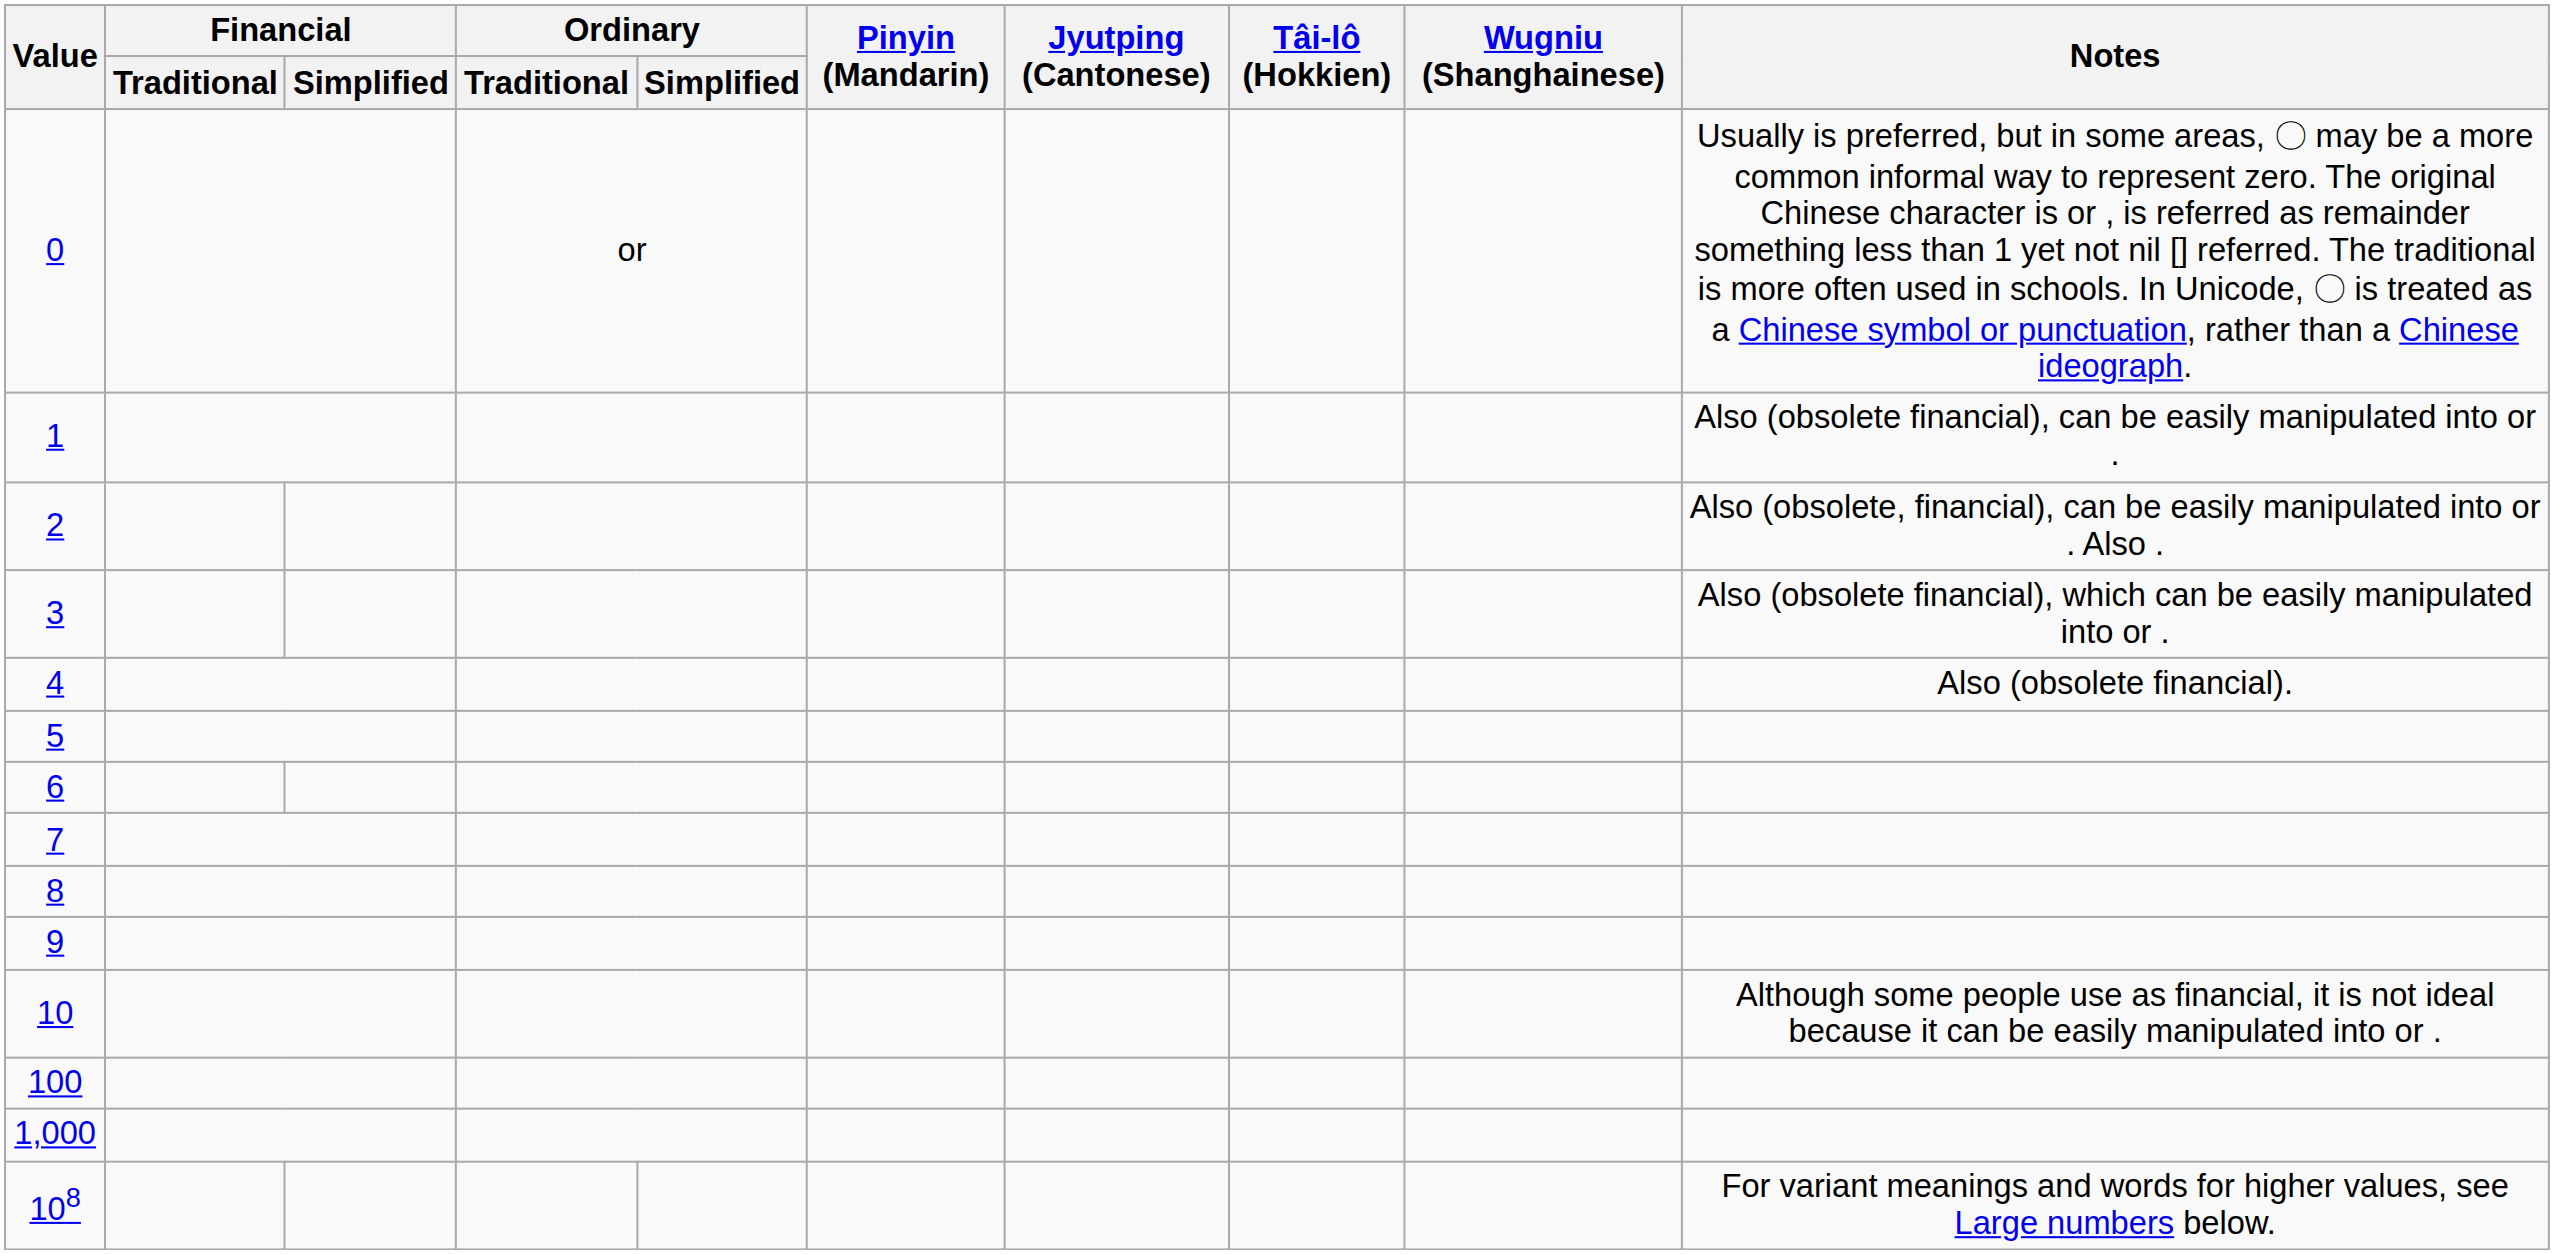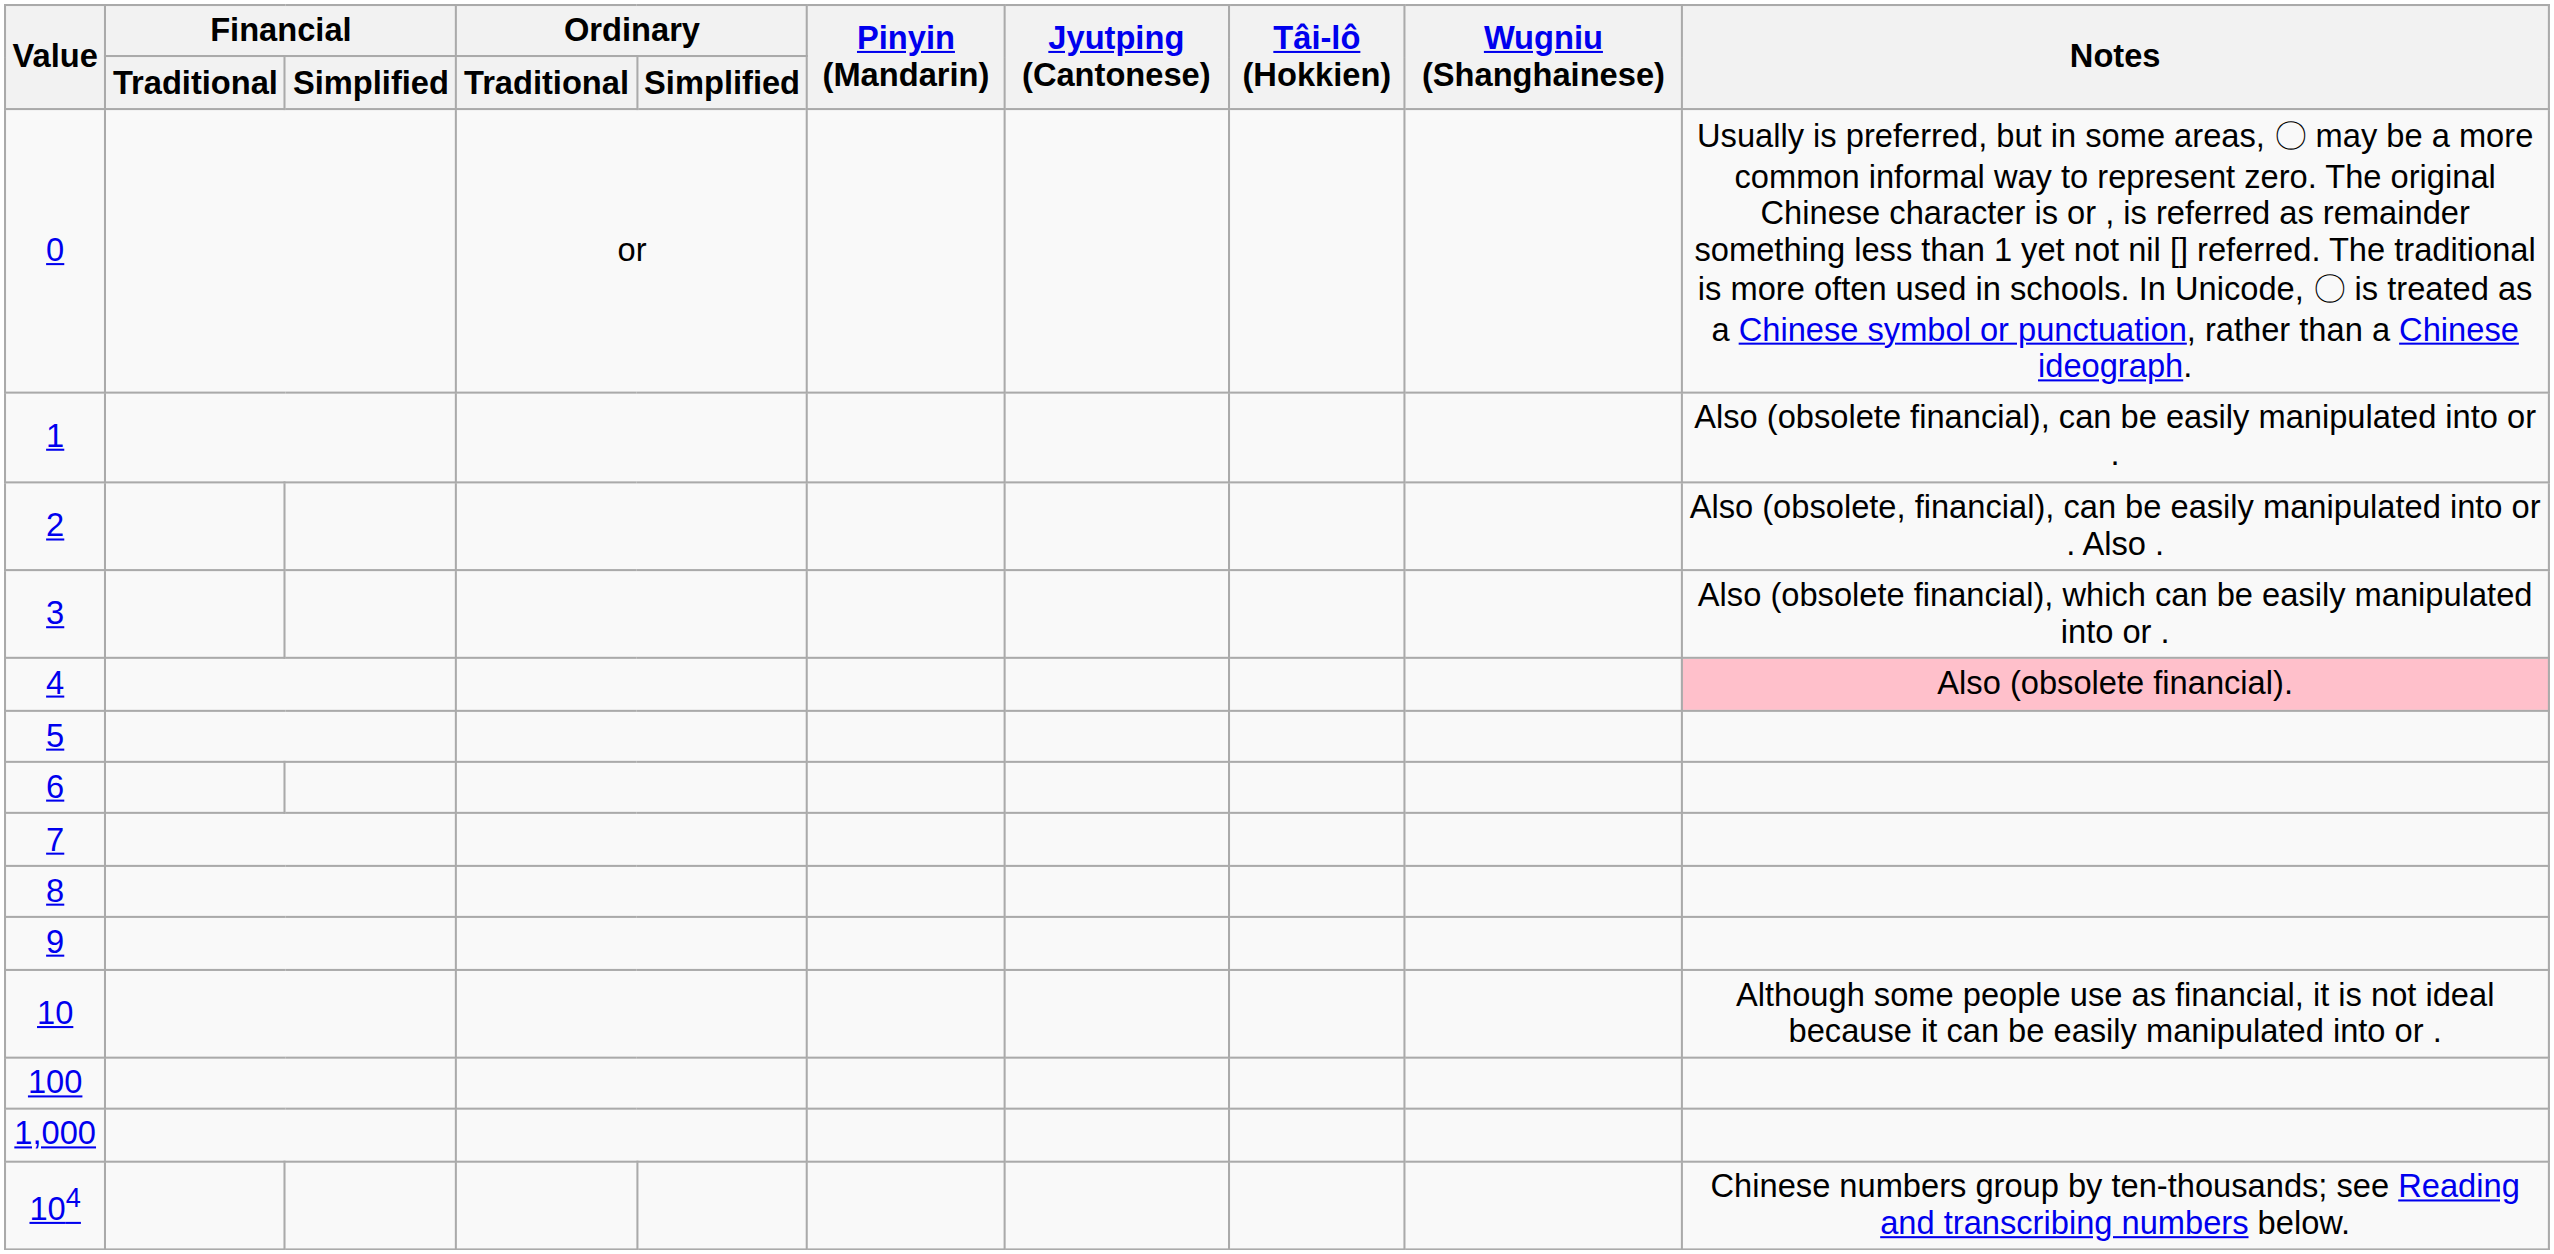(2115, 683) no background -> (2115, 683) pink background
+ row: (55, 1204)
- row: (55, 1204)
